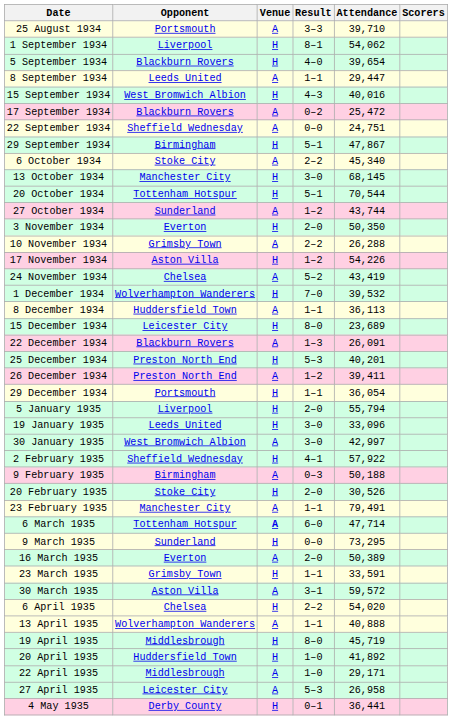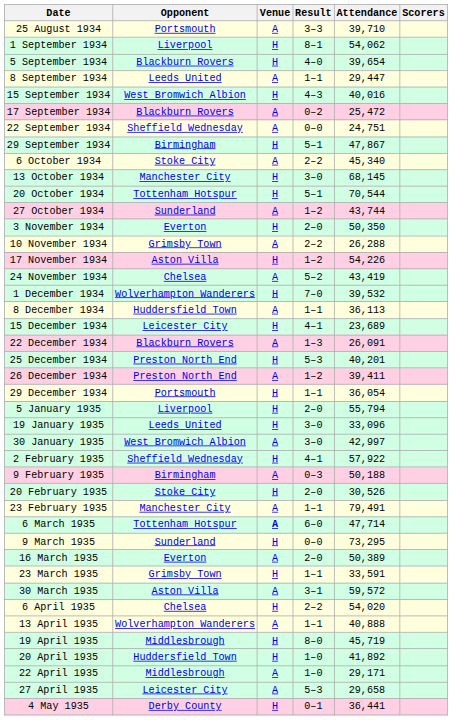(313, 327) 8–0 -> (313, 327) 4–1
(367, 690) 26,958 -> (367, 690) 29,658
